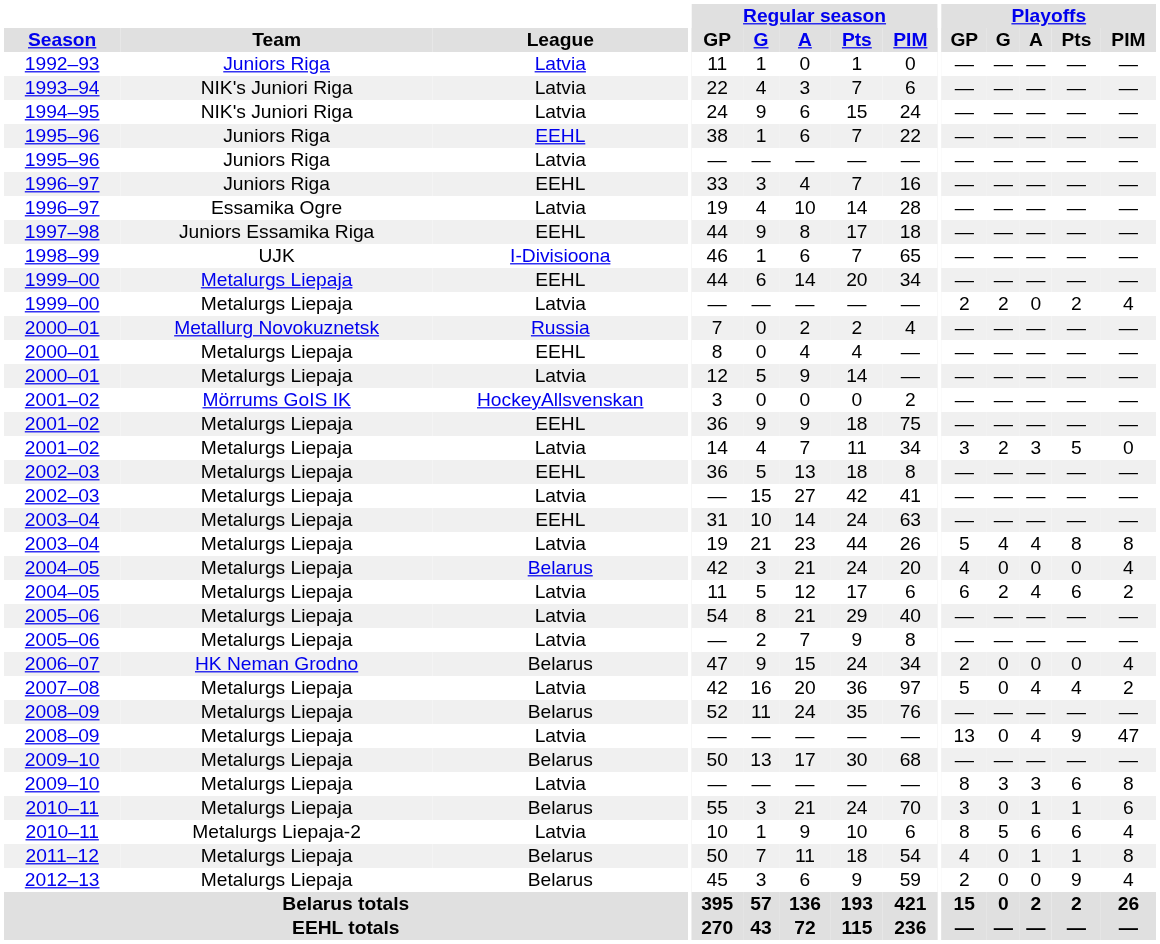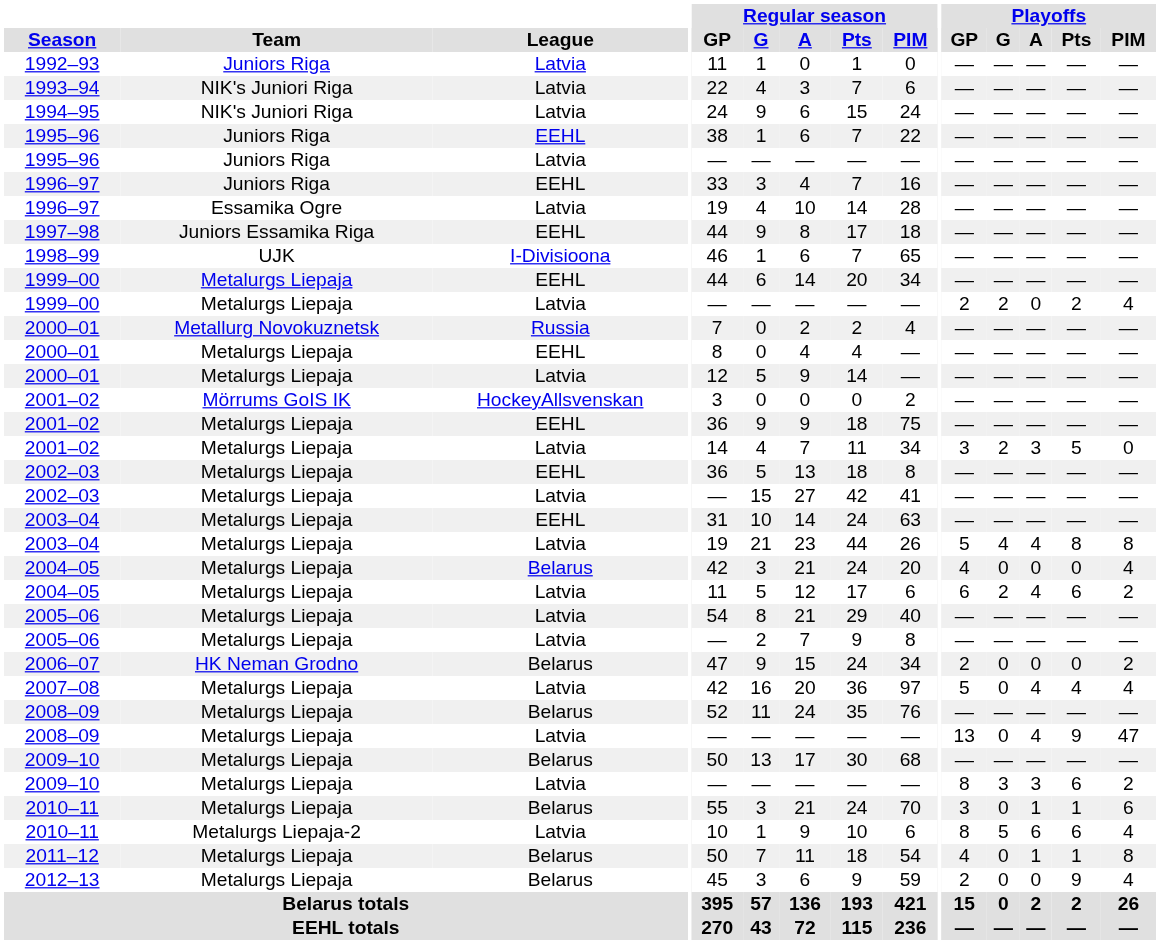(1128, 663) 4 -> (1128, 663) 2
(1128, 687) 2 -> (1128, 687) 4
(1128, 783) 8 -> (1128, 783) 2
